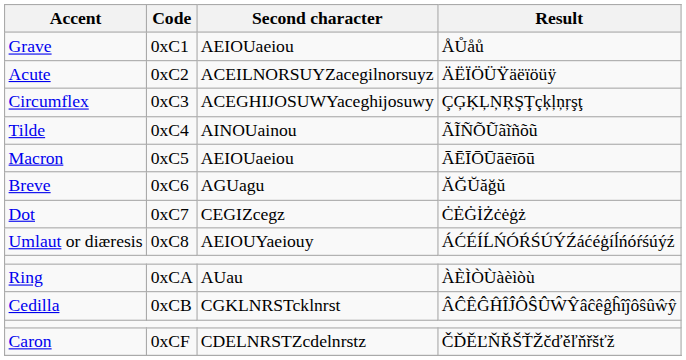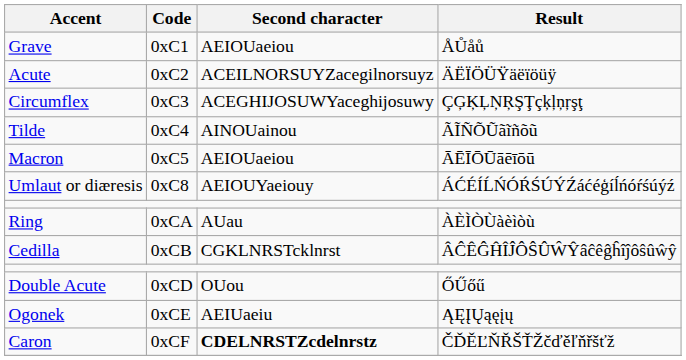- row: (30, 185)
- row: (22, 213)
+ row: (57, 285)
+ row: (36, 313)
(283, 341) normal -> (289, 341) bold
